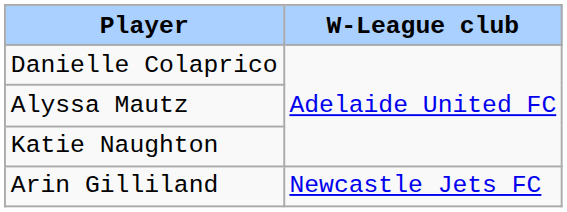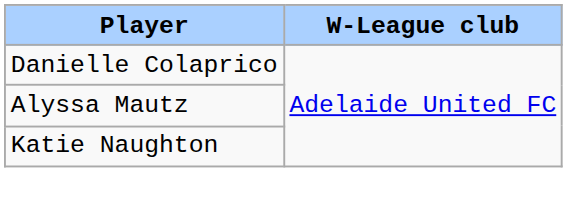- row: (115, 186)
